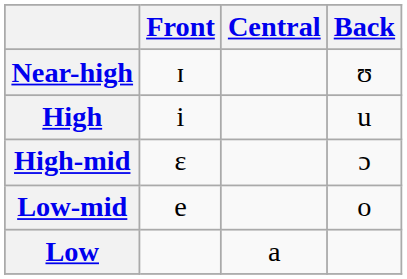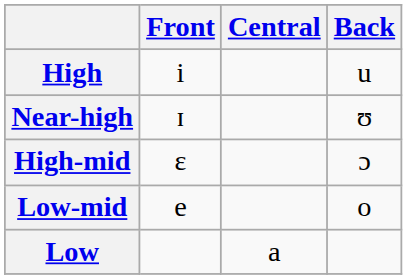rows swapped: (72, 116) <-> (72, 71)
